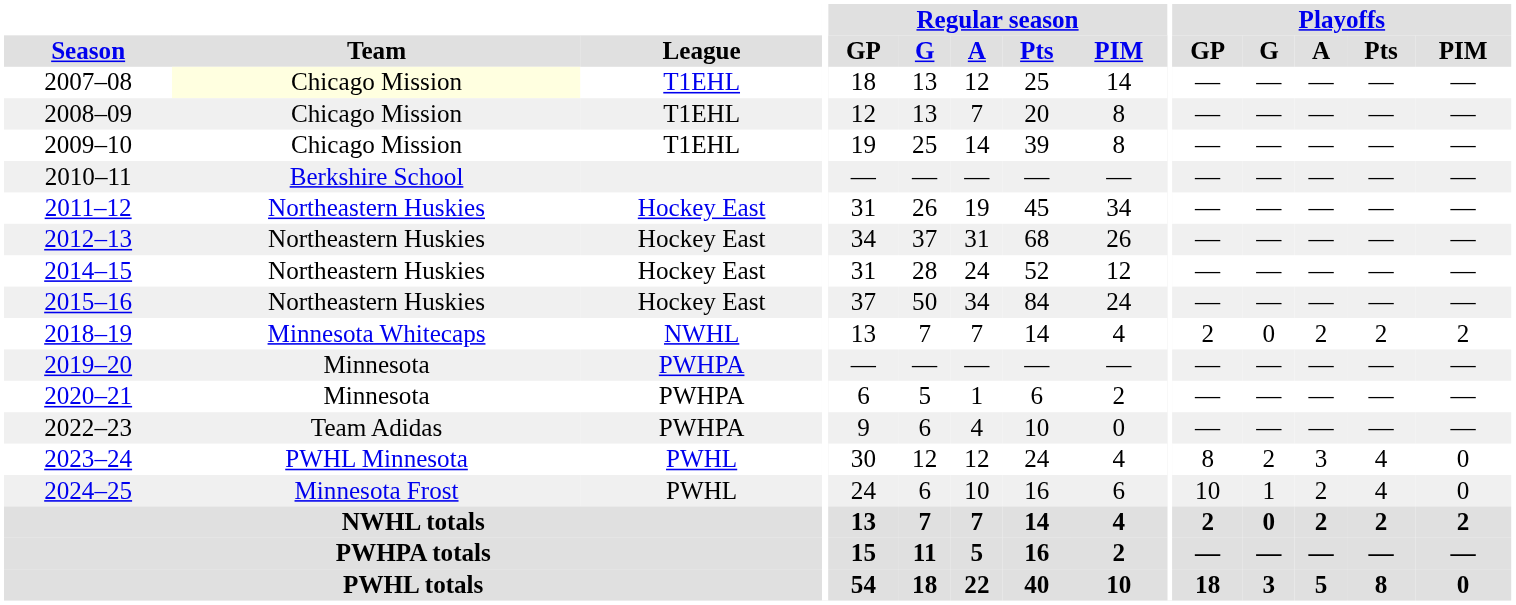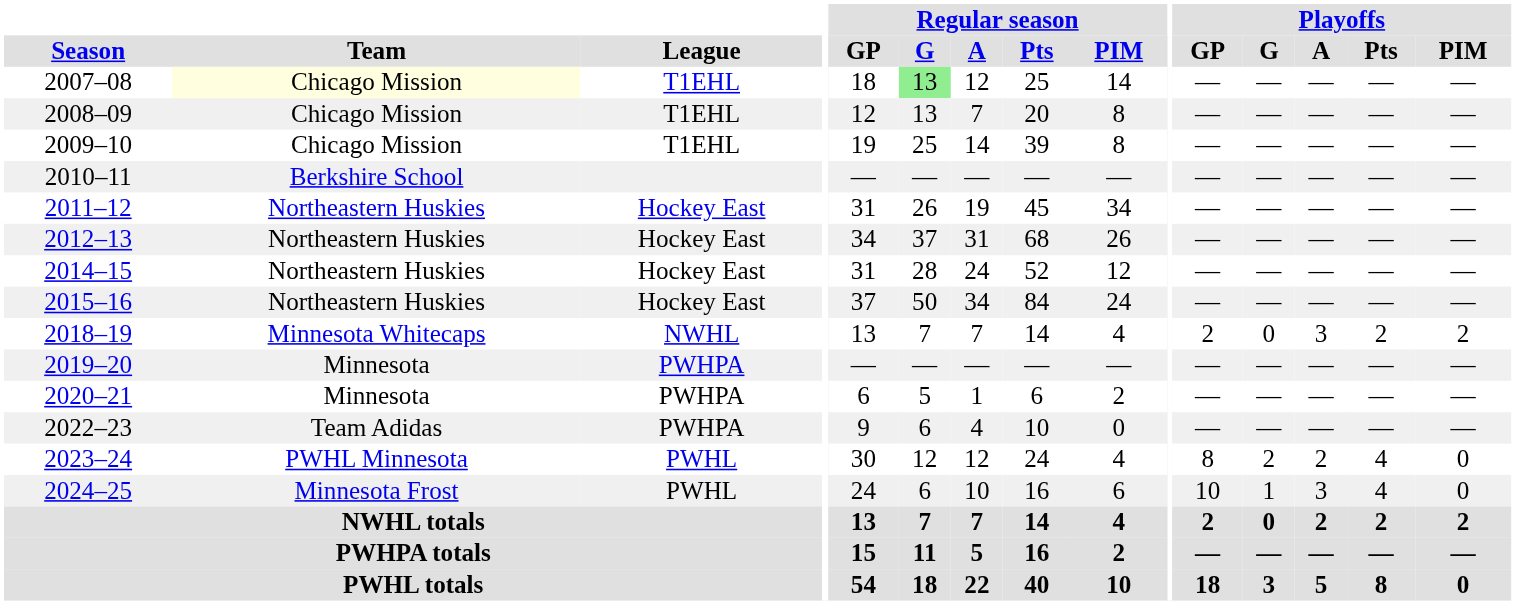(925, 82) no background -> (925, 82) lightgreen background
(1321, 333) 2 -> (1321, 333) 3
(1321, 459) 3 -> (1321, 459) 2
(1321, 490) 2 -> (1321, 490) 3
